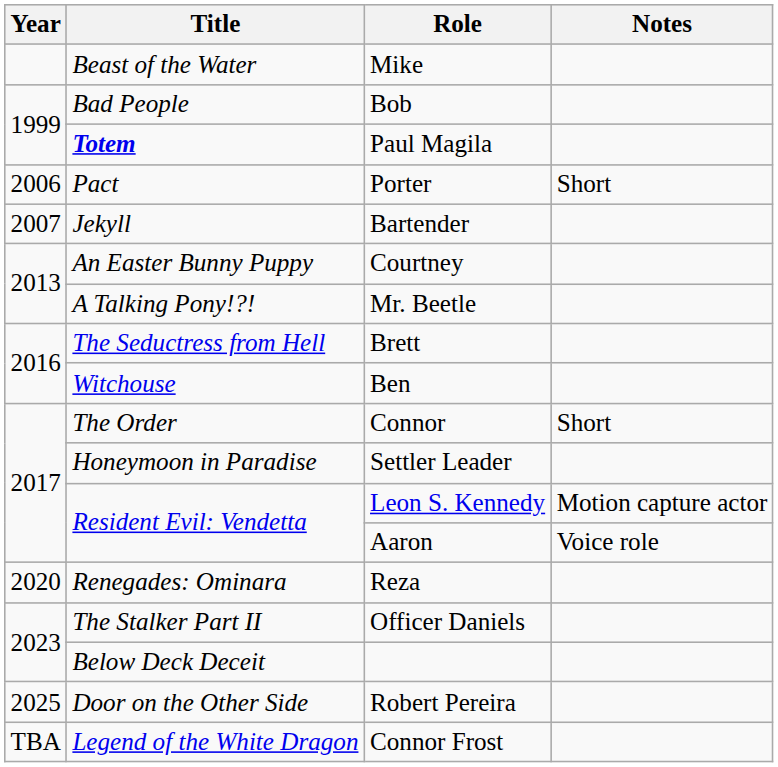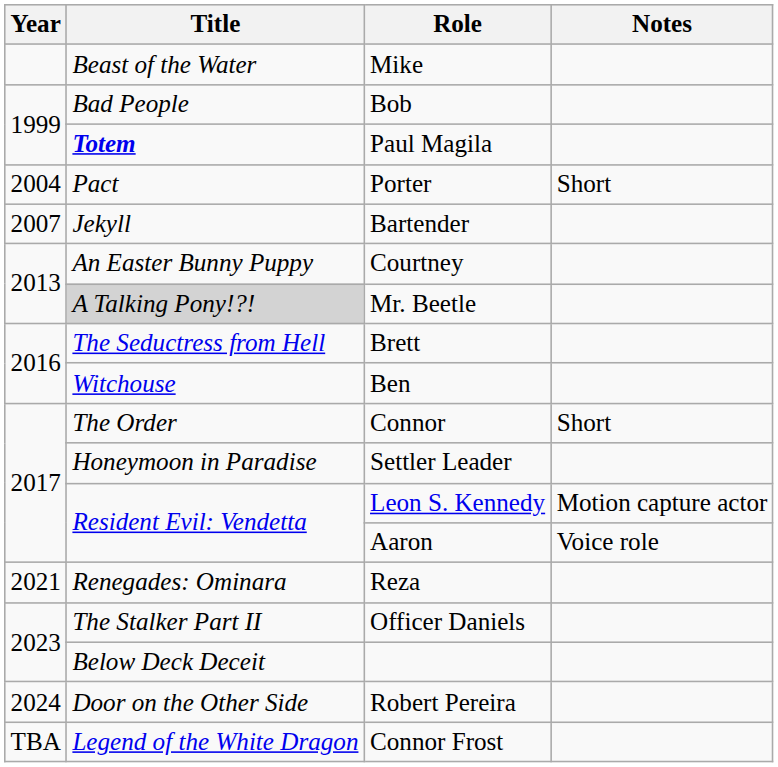(36, 183) 2006 -> (36, 183) 2004
(164, 303) no background -> (164, 303) lightgrey background
(36, 582) 2020 -> (36, 582) 2021
(36, 701) 2025 -> (36, 701) 2024
